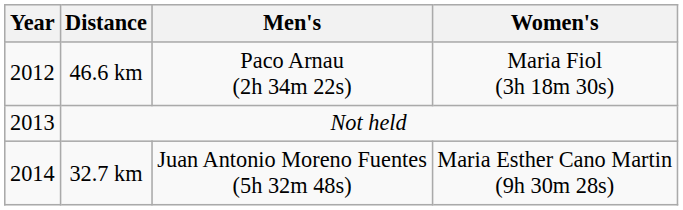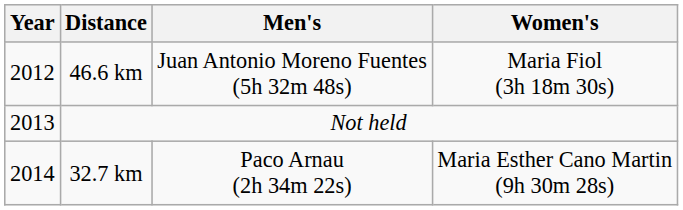(292, 73) Paco Arnau (2h 34m 22s) -> (292, 73) Juan Antonio Moreno Fuentes (5h 32m 48s)
(292, 173) Juan Antonio Moreno Fuentes (5h 32m 48s) -> (292, 173) Paco Arnau (2h 34m 22s)
